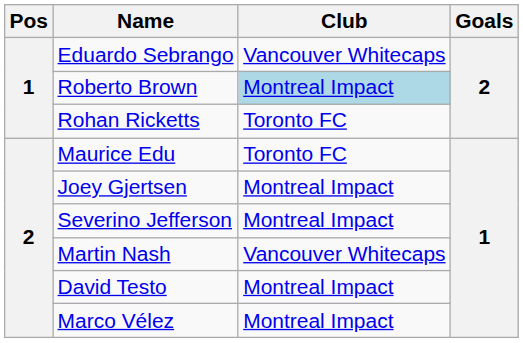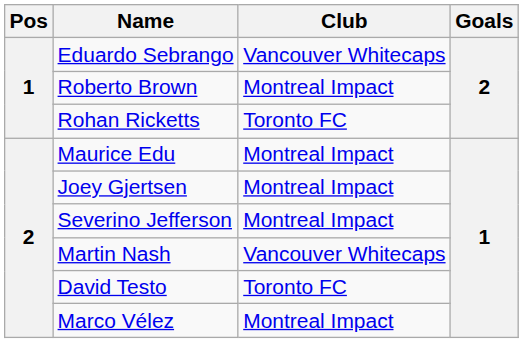(318, 87) lightblue background -> (318, 87) no background
(295, 154) Toronto FC -> (318, 154) Montreal Impact
(318, 287) Montreal Impact -> (295, 287) Toronto FC
